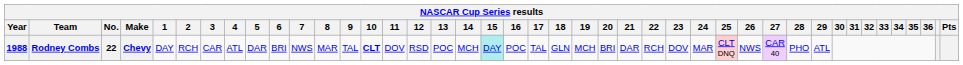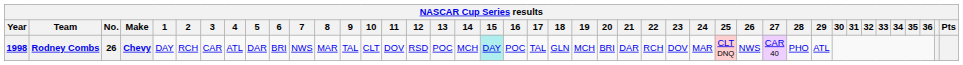(17, 48) 1988 -> (17, 48) 1998
(111, 48) 22 -> (111, 48) 26
(372, 48) bold -> (371, 48) normal
